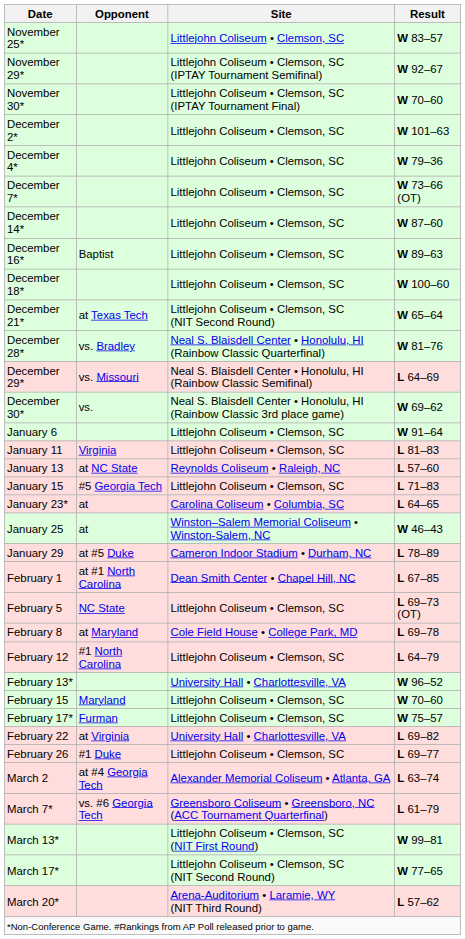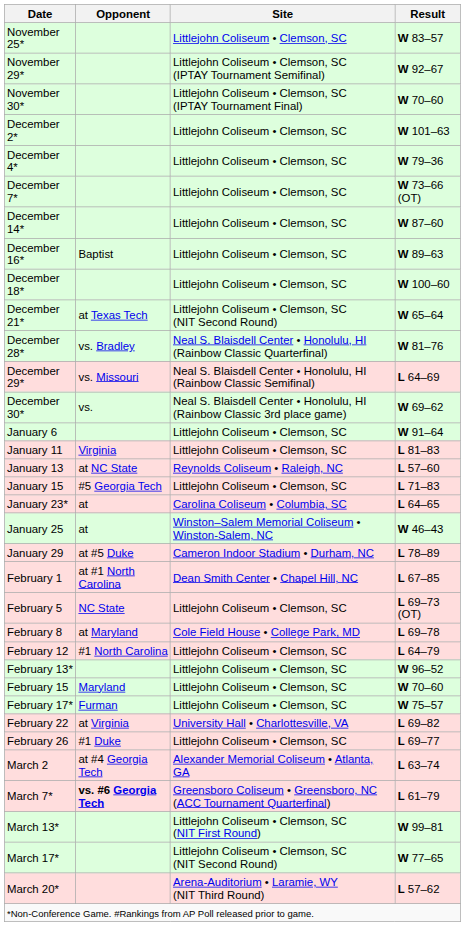(258, 682) University Hall • Charlottesville, VA -> (260, 669) Littlejohn Coliseum • Clemson, SC
(116, 809) normal -> (117, 796) bold
